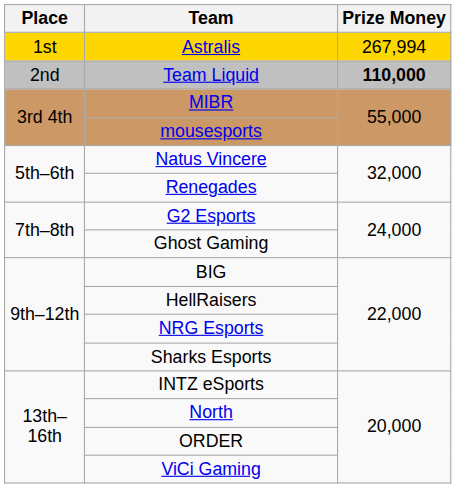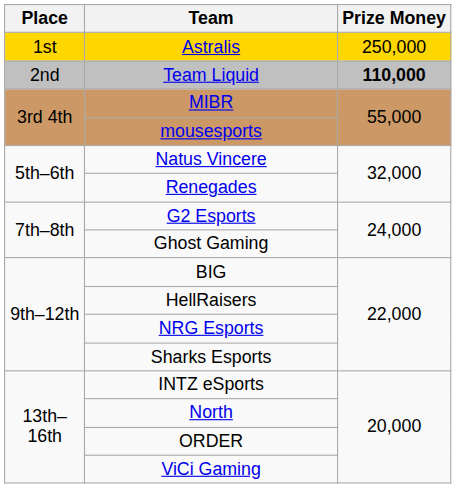(394, 46) 267,994 -> (394, 46) 250,000
